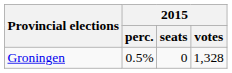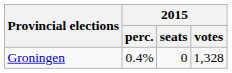(140, 57) 0.5% -> (140, 57) 0.4%
